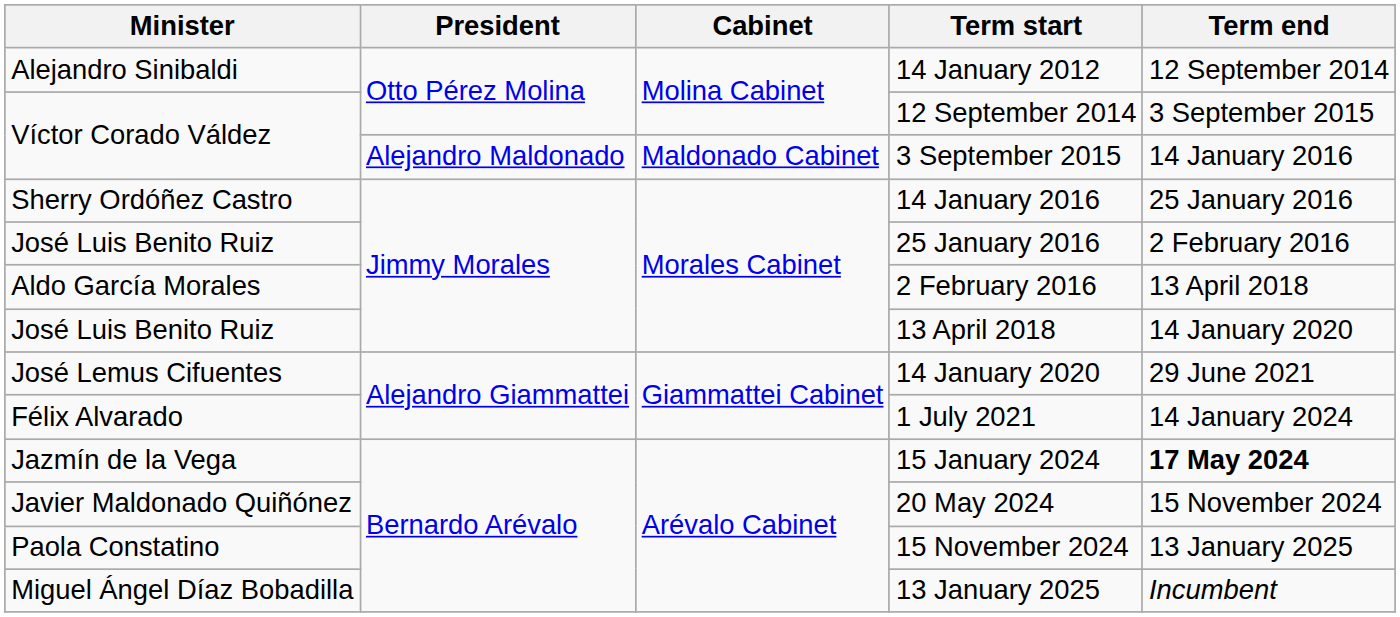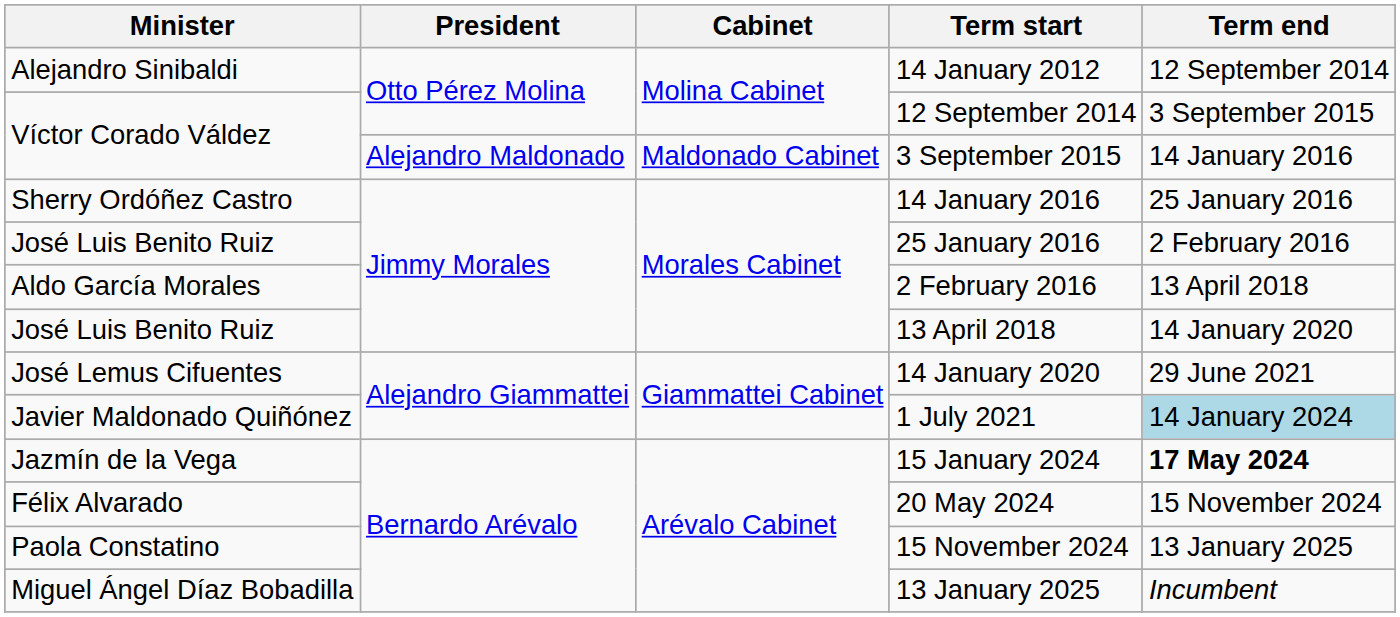(97, 416) Félix Alvarado -> (182, 416) Javier Maldonado Quiñónez
(1251, 416) no background -> (1251, 416) lightblue background
(182, 503) Javier Maldonado Quiñónez -> (97, 503) Félix Alvarado
